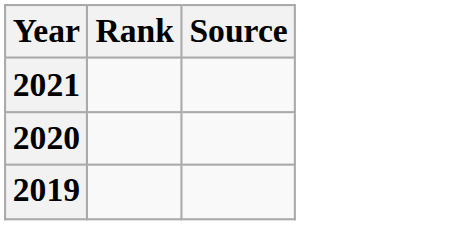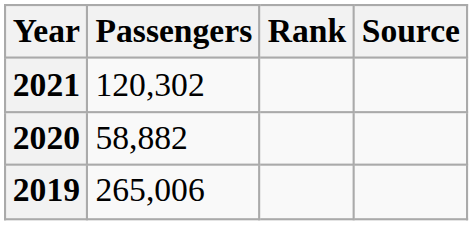+ column: (174, 31)
